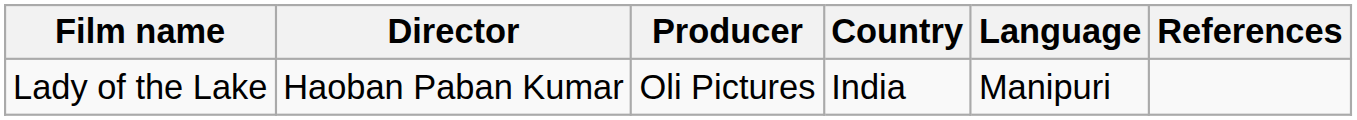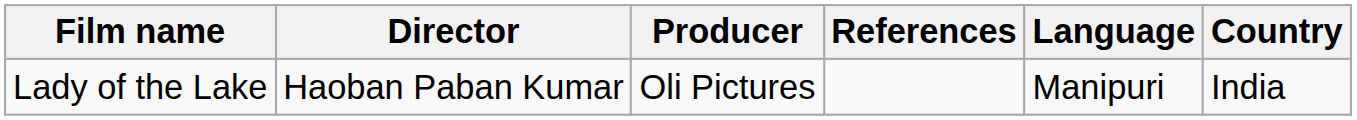columns swapped: (897, 31) <-> (1250, 31)
